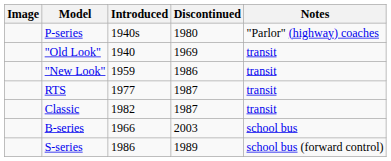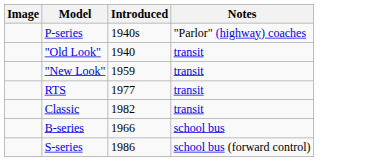- column: (207, 14)
